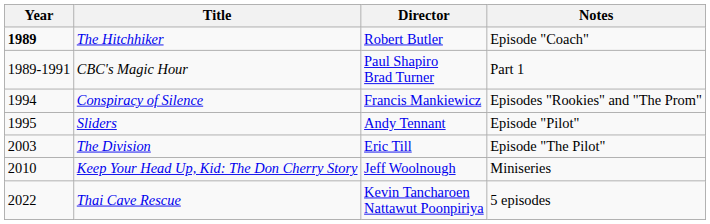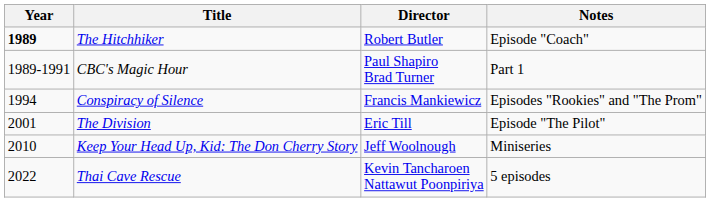- row: (97, 123)
(22, 146) 2003 -> (22, 123) 2001
